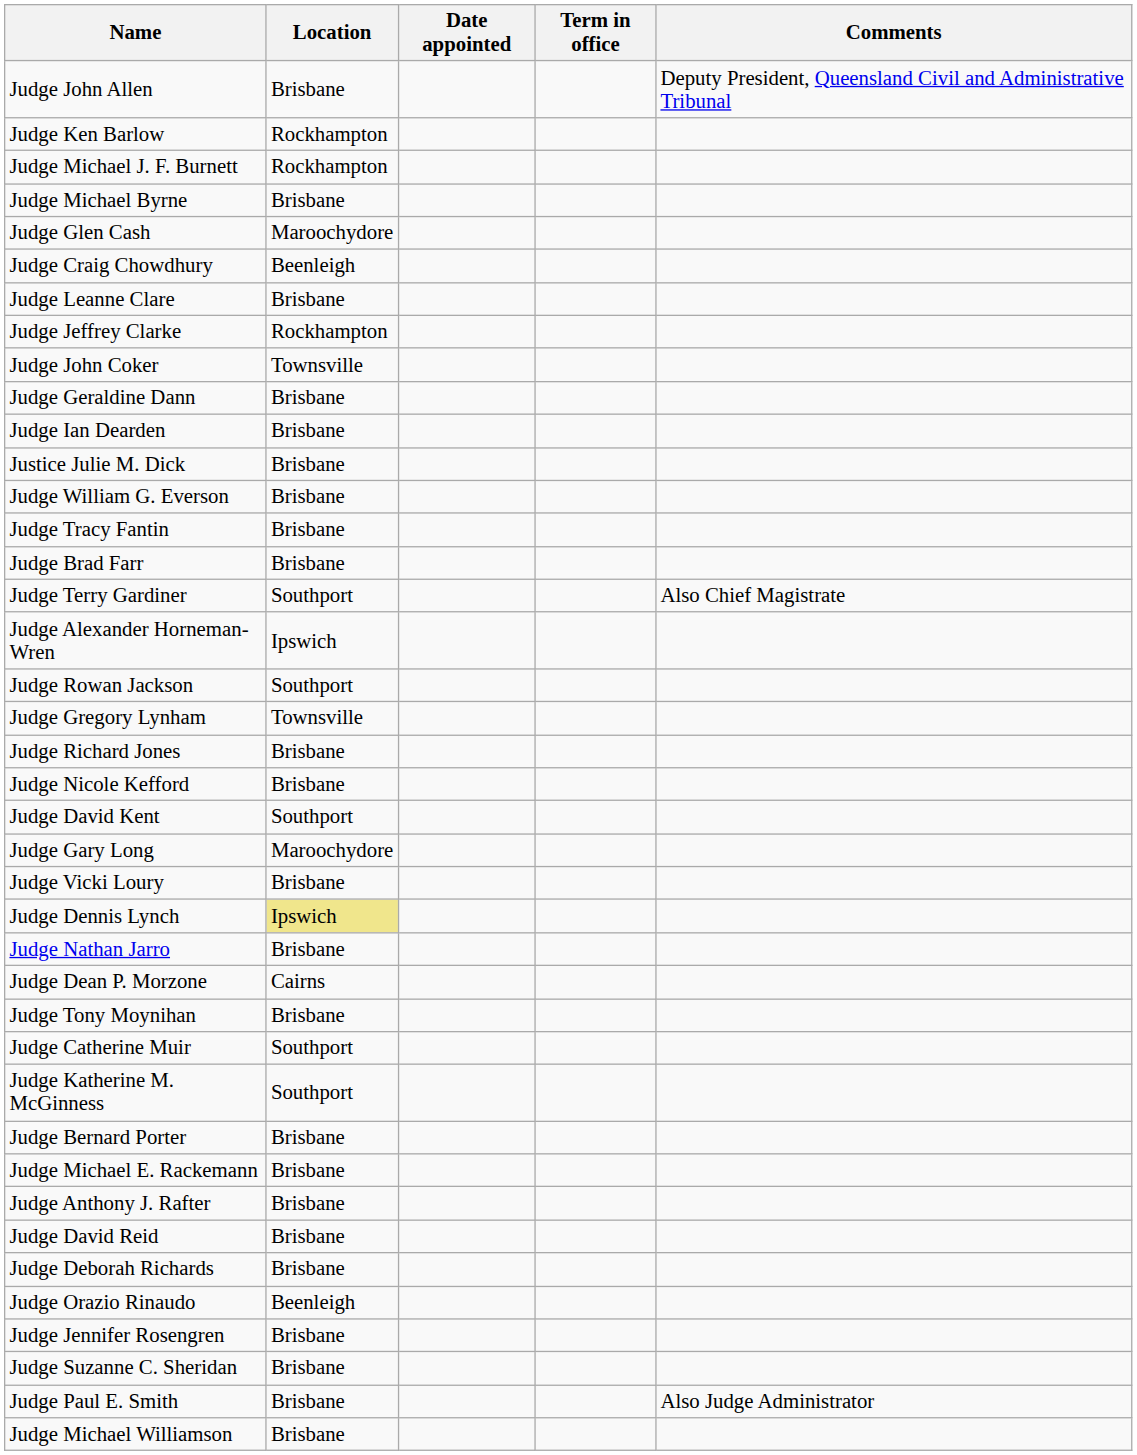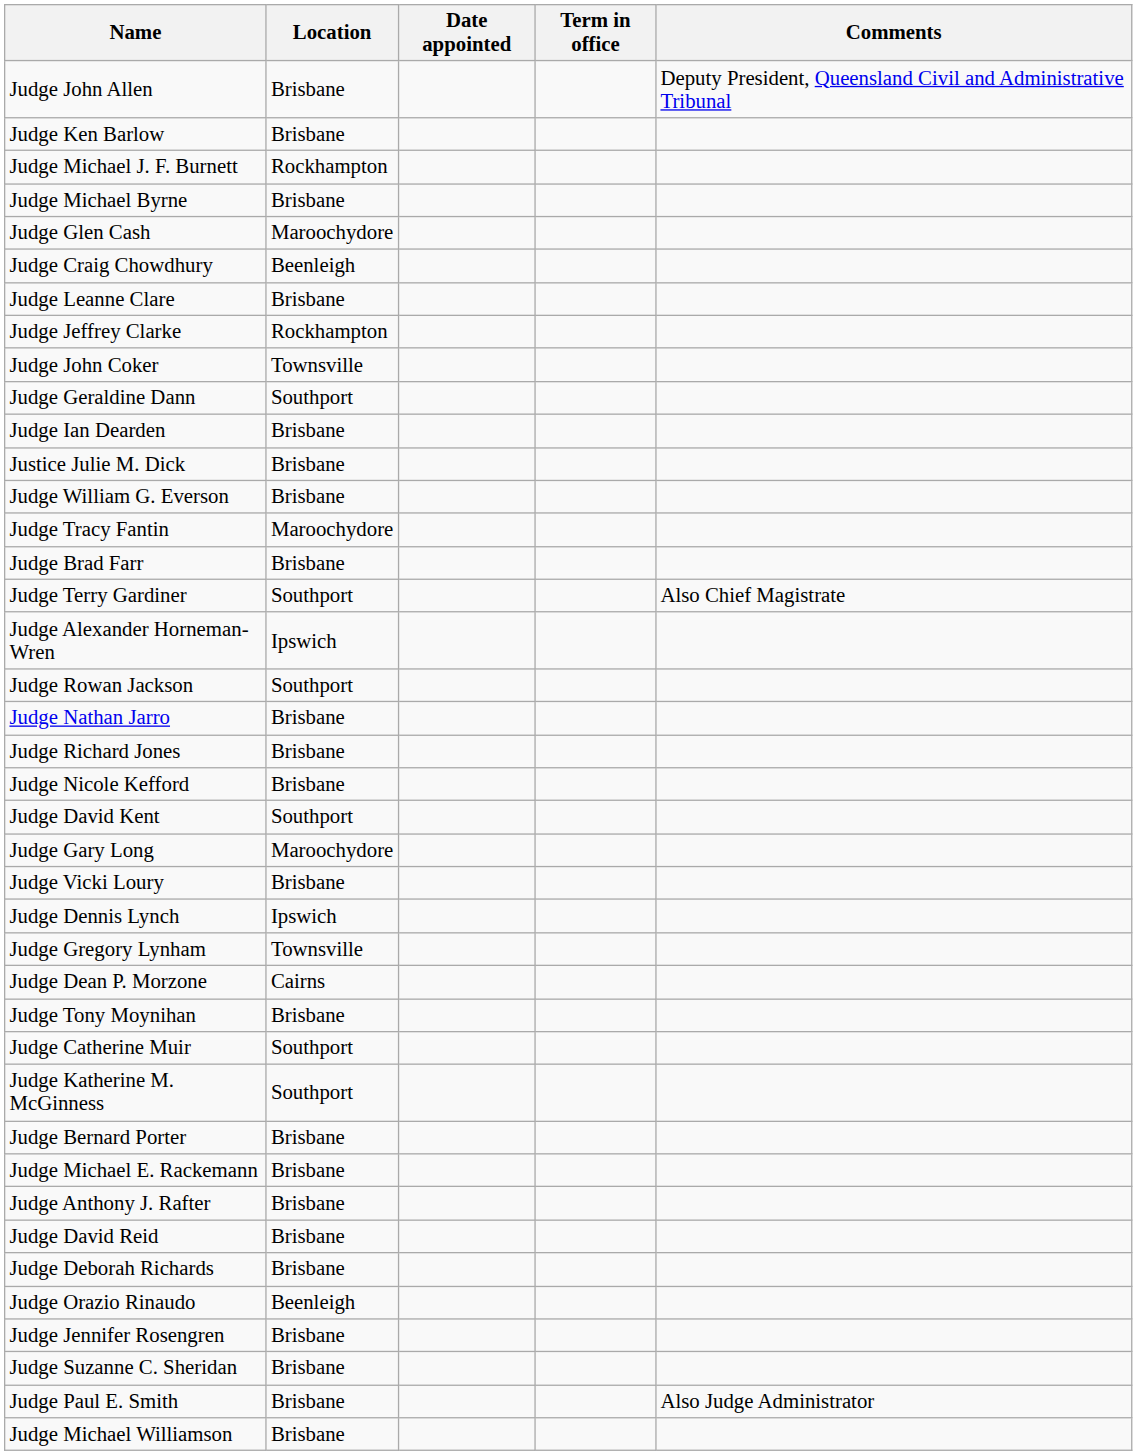(329, 133) Rockhampton -> (308, 133) Brisbane
(308, 397) Brisbane -> (312, 397) Southport
(308, 529) Brisbane -> (332, 529) Maroochydore
rows swapped: (90, 948) <-> (108, 717)
(304, 915) khaki background -> (304, 915) no background
